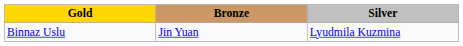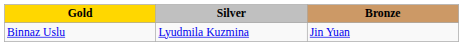columns swapped: (383, 13) <-> (231, 13)
